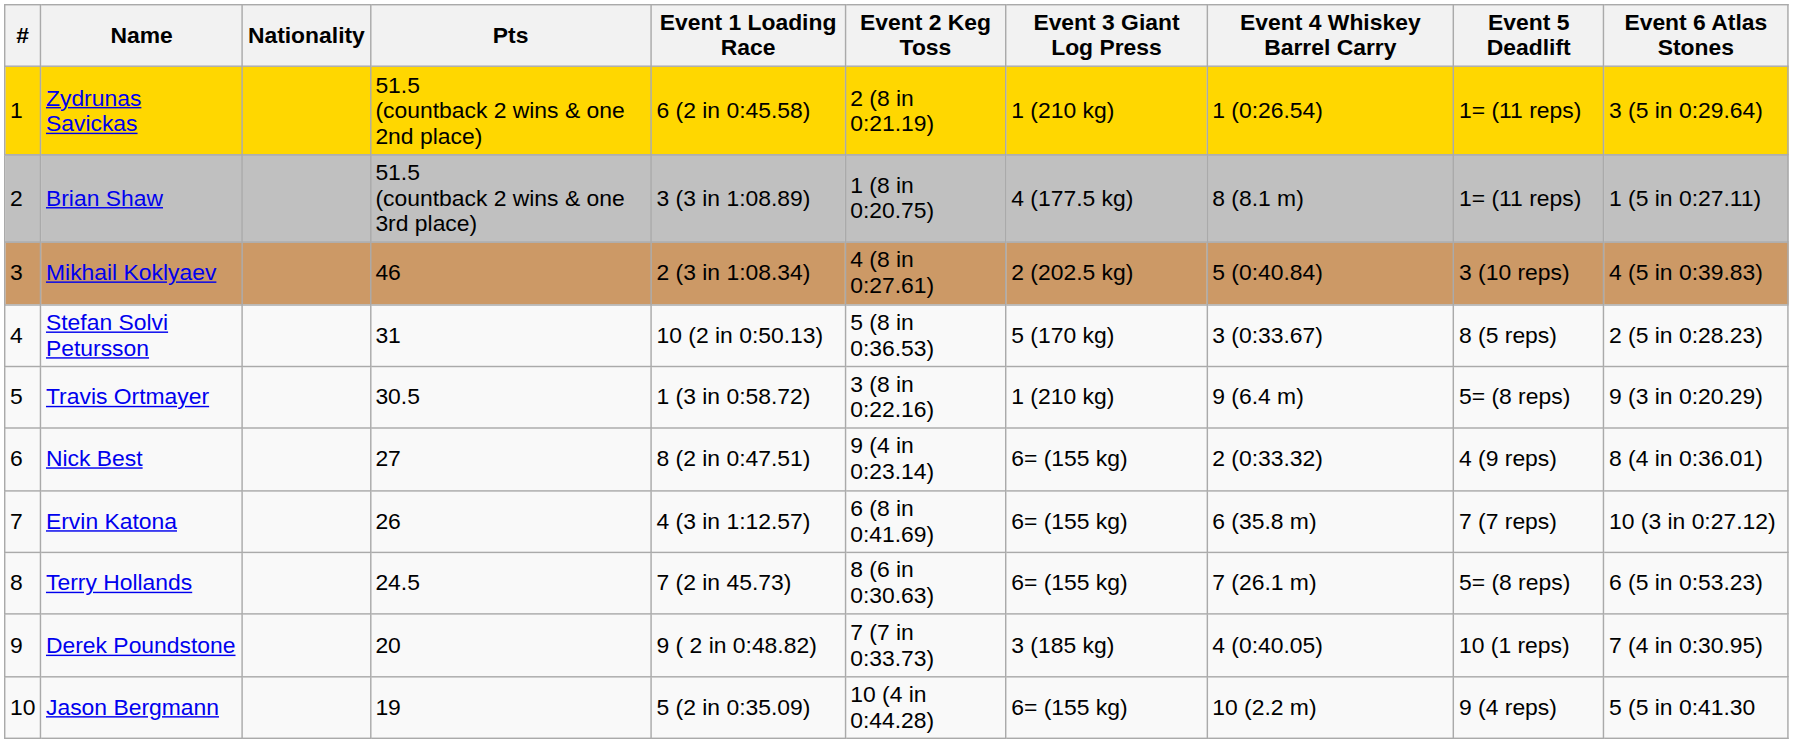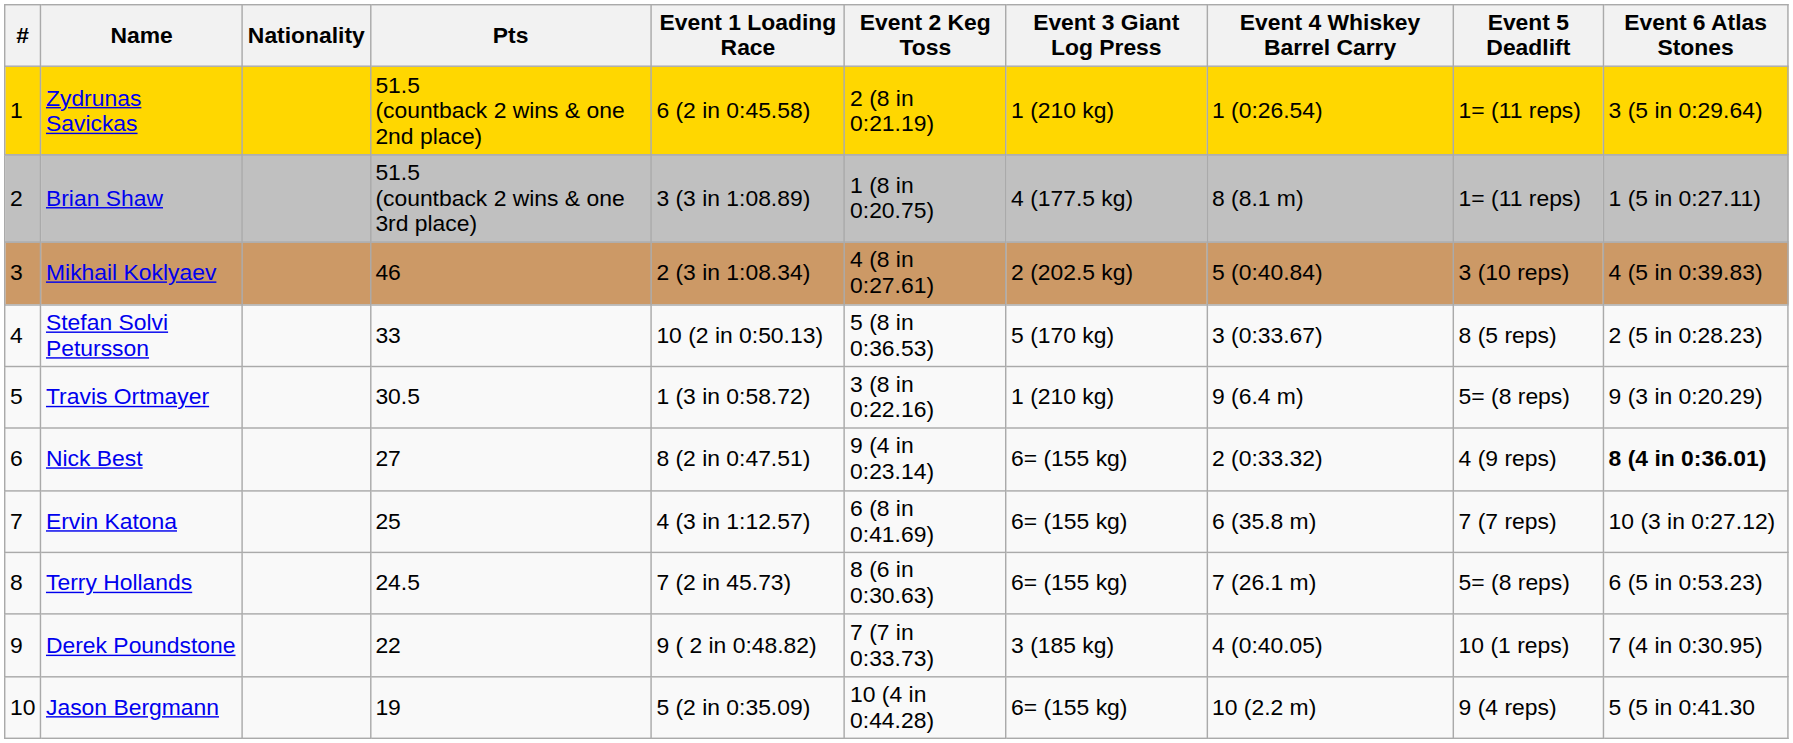(388, 335) 31 -> (388, 335) 33
(1686, 459) normal -> (1687, 459) bold
(388, 521) 26 -> (388, 521) 25
(388, 645) 20 -> (388, 645) 22
